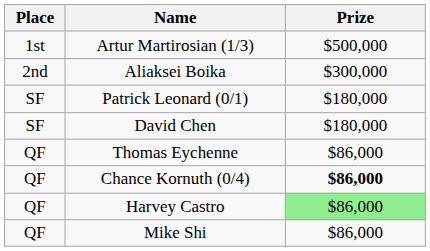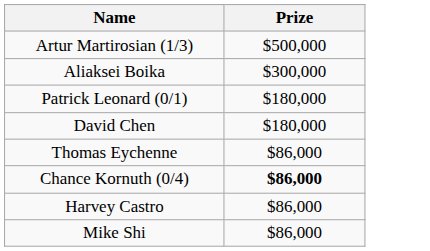- column: (35, 17)
(355, 206) lightgreen background -> (295, 206) no background
